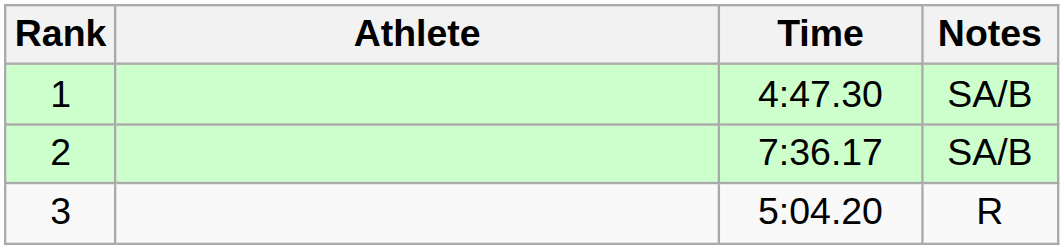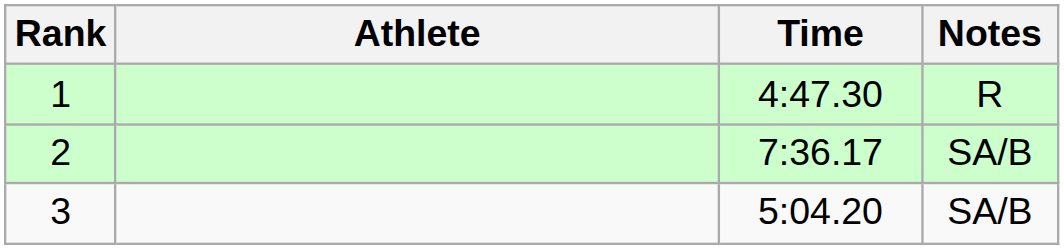(990, 93) SA/B -> (990, 93) R
(990, 212) R -> (990, 212) SA/B
